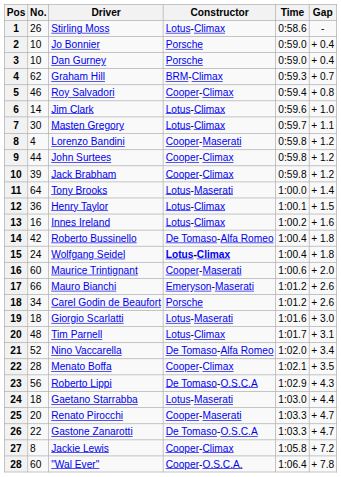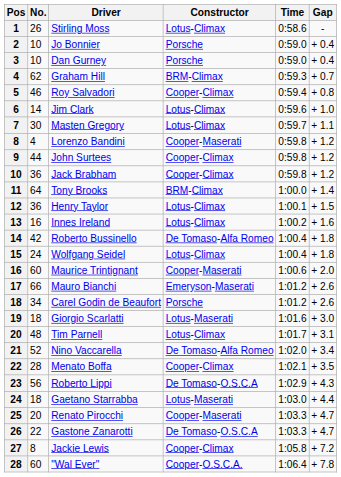(36, 174) 39 -> (36, 174) 36
(199, 190) Lotus-Maserati -> (194, 190) BRM-Climax
(198, 254) bold -> (195, 254) normal
